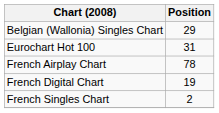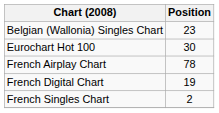(190, 30) 29 -> (190, 30) 23
(190, 47) 31 -> (190, 47) 30
